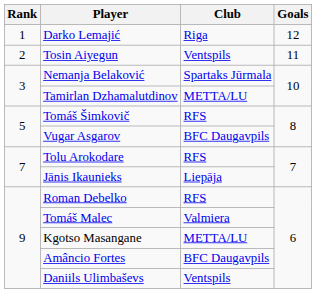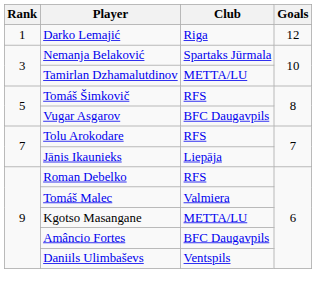- row: (81, 55)
